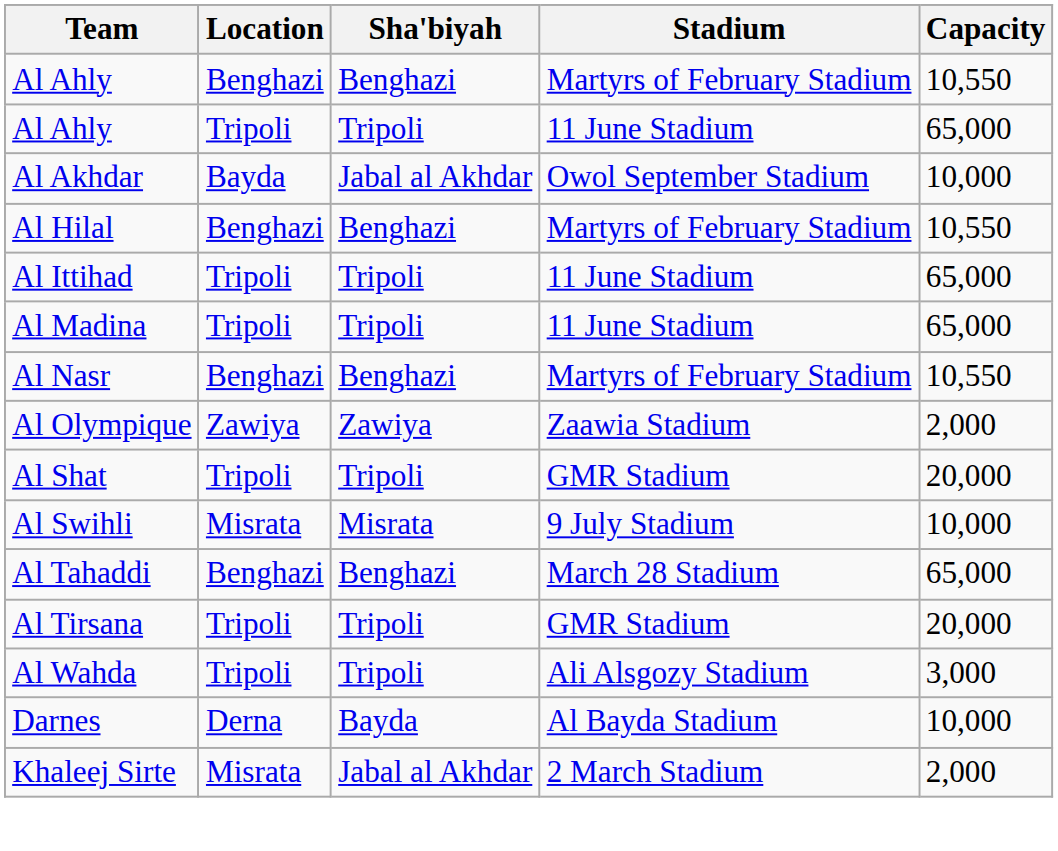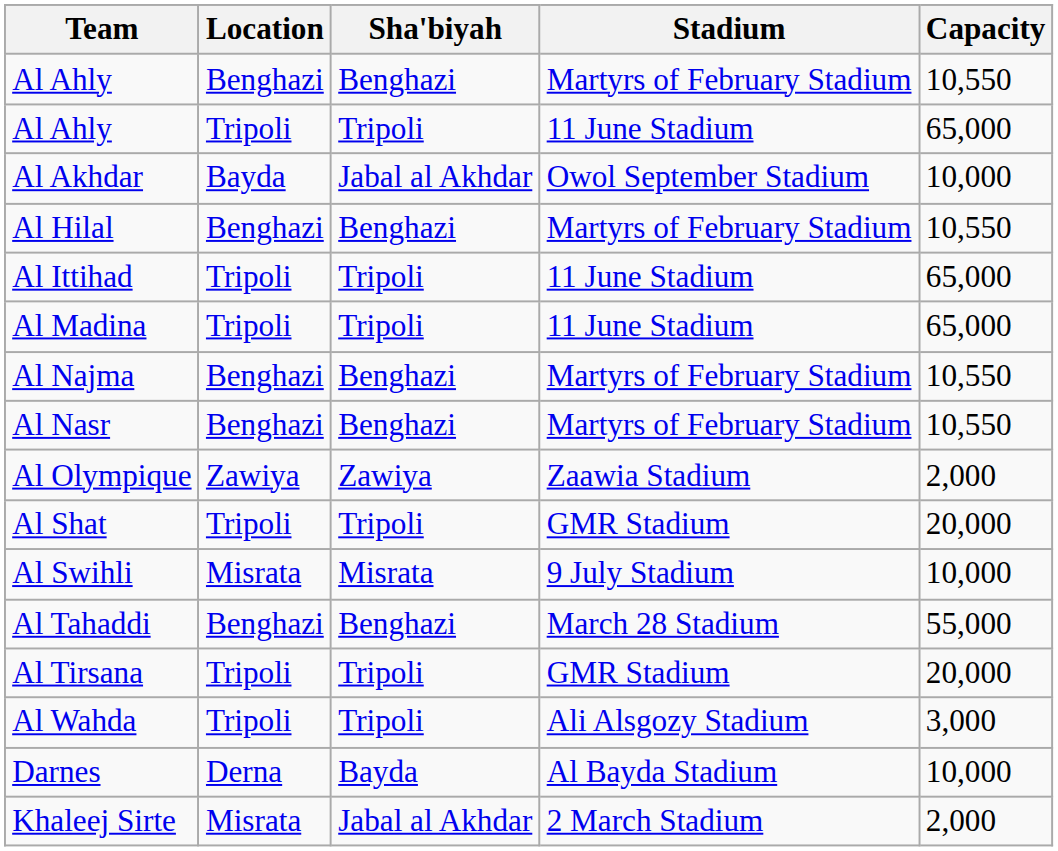+ row: (73, 375)
(969, 573) 65,000 -> (969, 623) 55,000
